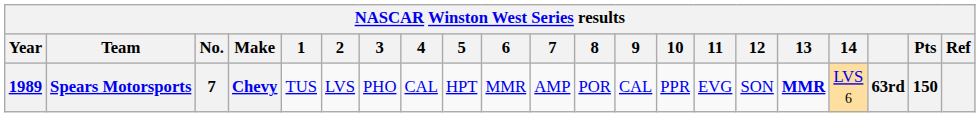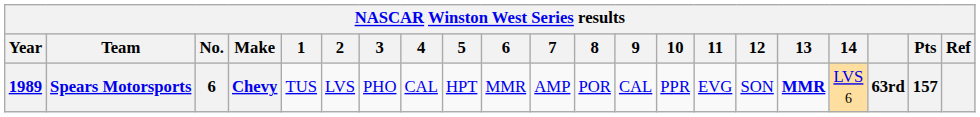(212, 87) 7 -> (212, 87) 6
(925, 87) 150 -> (925, 87) 157
